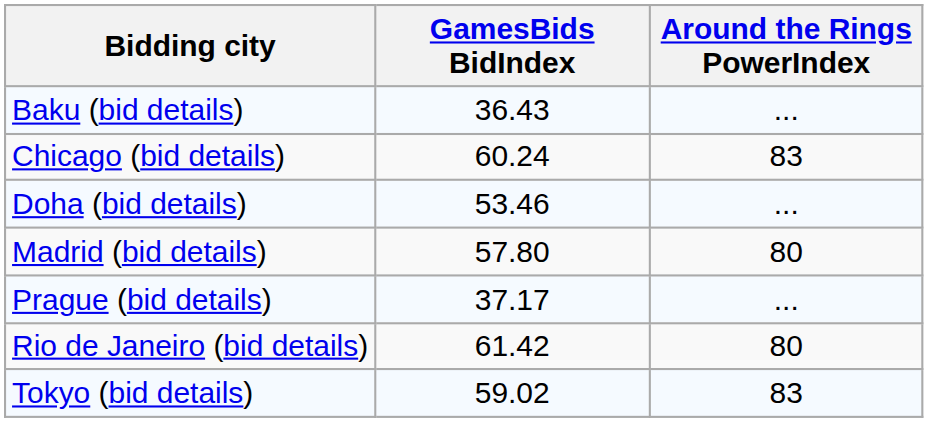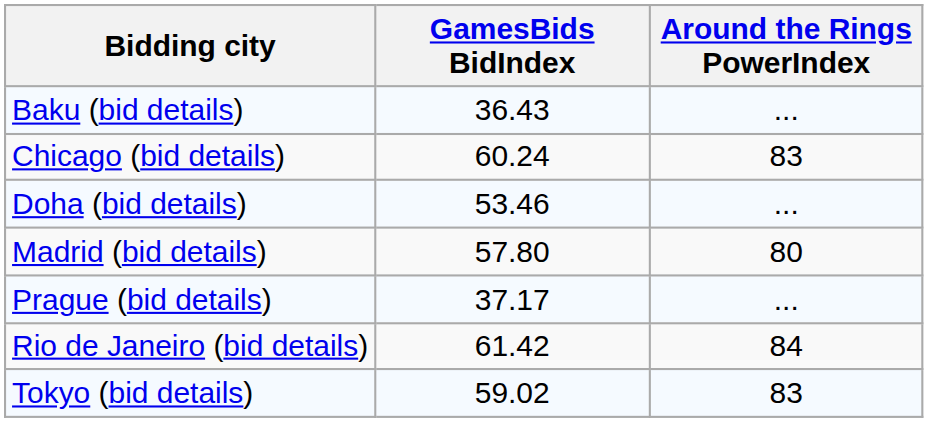(786, 346) 80 -> (786, 346) 84
